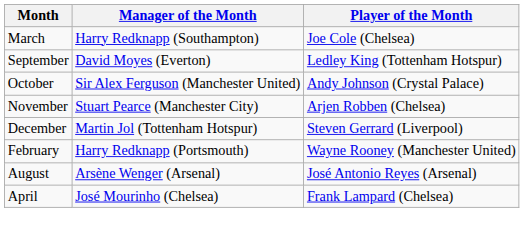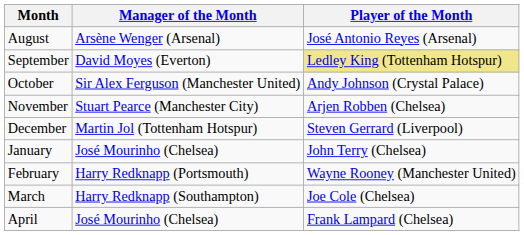rows swapped: (28, 173) <-> (26, 38)
(404, 60) no background -> (404, 60) khaki background
+ row: (30, 151)
